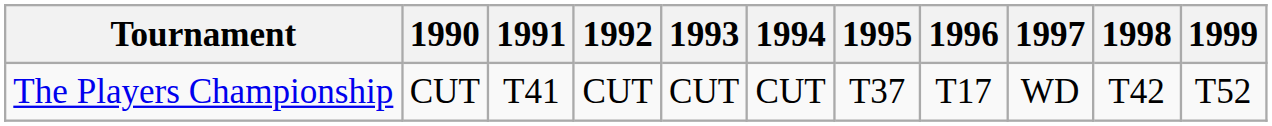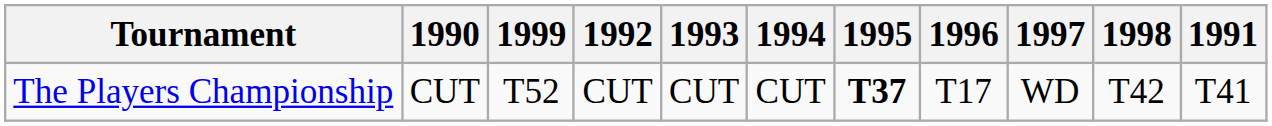columns swapped: (531, 33) <-> (1223, 33)
(877, 91) normal -> (877, 91) bold
